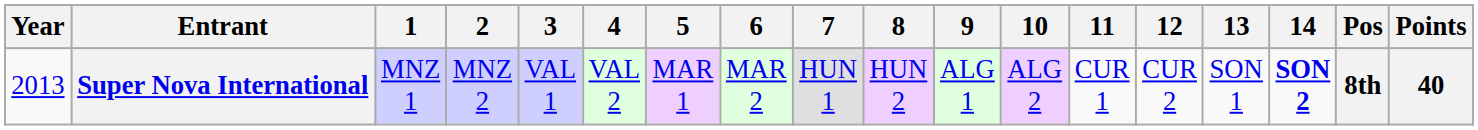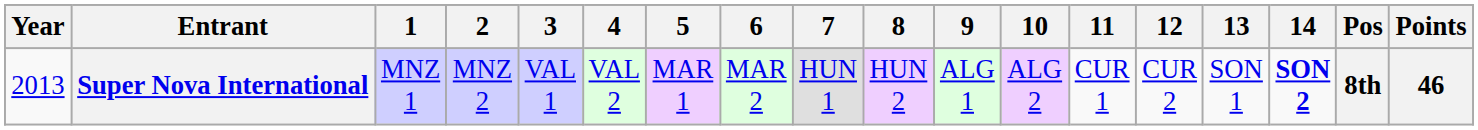(1431, 85) 40 -> (1431, 85) 46
